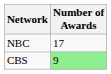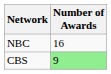(59, 43) 17 -> (59, 43) 16
